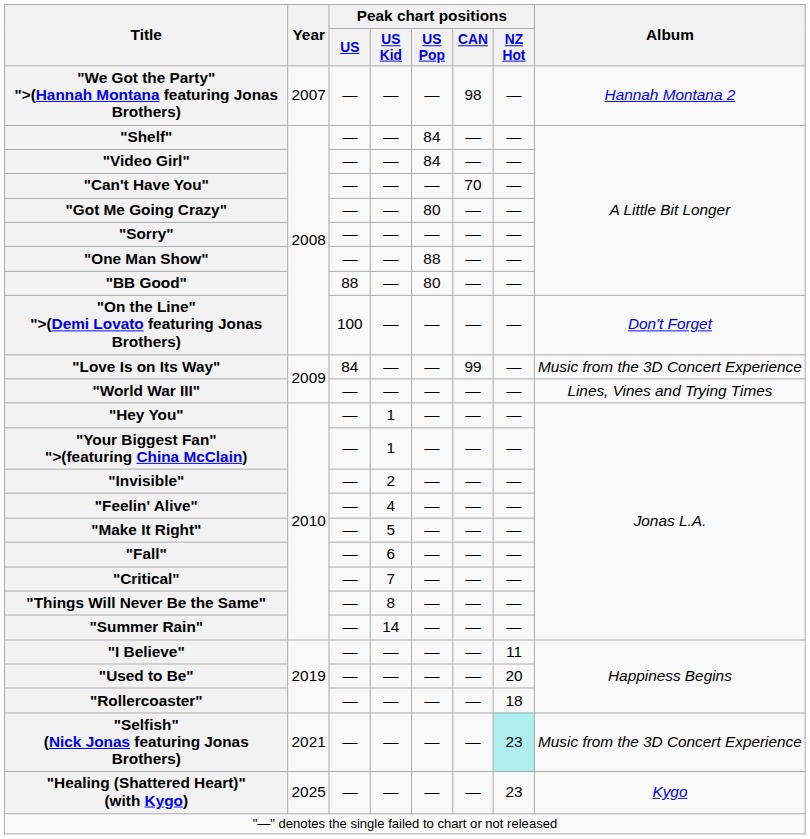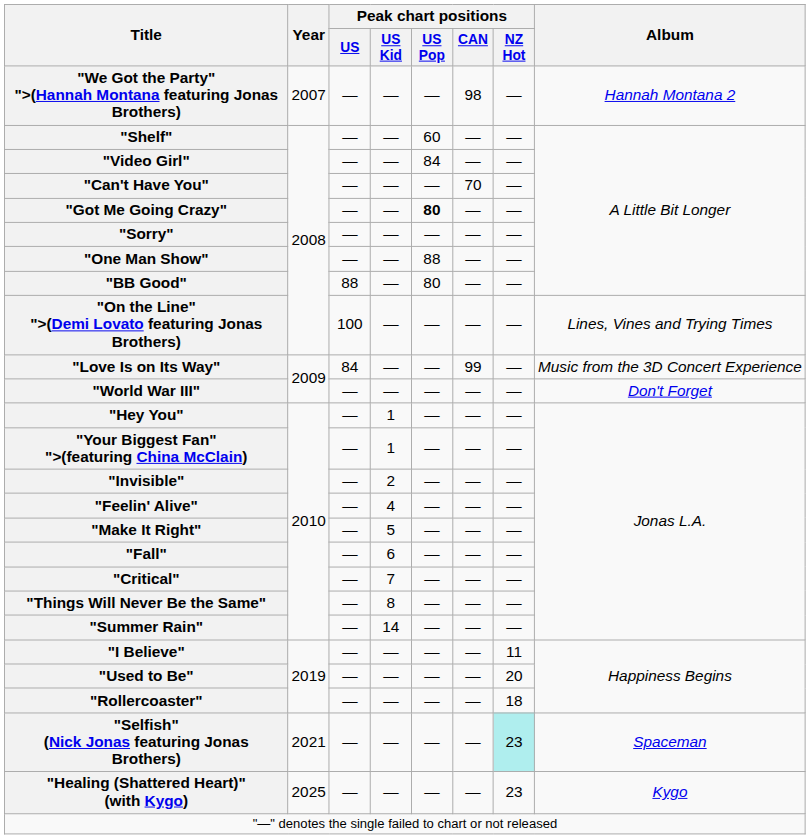(432, 137) 84 -> (432, 137) 60
(432, 210) normal -> (432, 210) bold
(670, 324) Don't Forget -> (670, 324) Lines, Vines and Trying Times
(670, 390) Lines, Vines and Trying Times -> (670, 390) Don't Forget
(670, 742) Music from the 3D Concert Experience -> (670, 742) Spaceman
